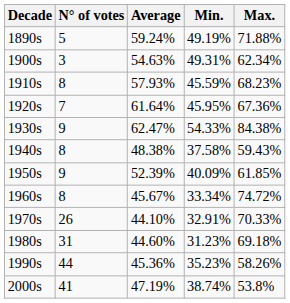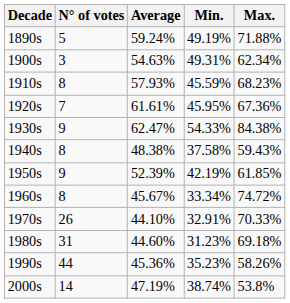(153, 106) 61.64% -> (153, 106) 61.61%
(209, 173) 40.09% -> (209, 173) 42.19%
(66, 286) 41 -> (66, 286) 14
